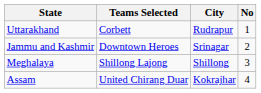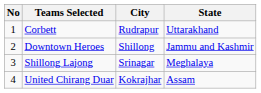columns swapped: (247, 12) <-> (50, 12)
(211, 46) Srinagar -> (136, 46) Shillong
(211, 63) Shillong -> (136, 63) Srinagar
